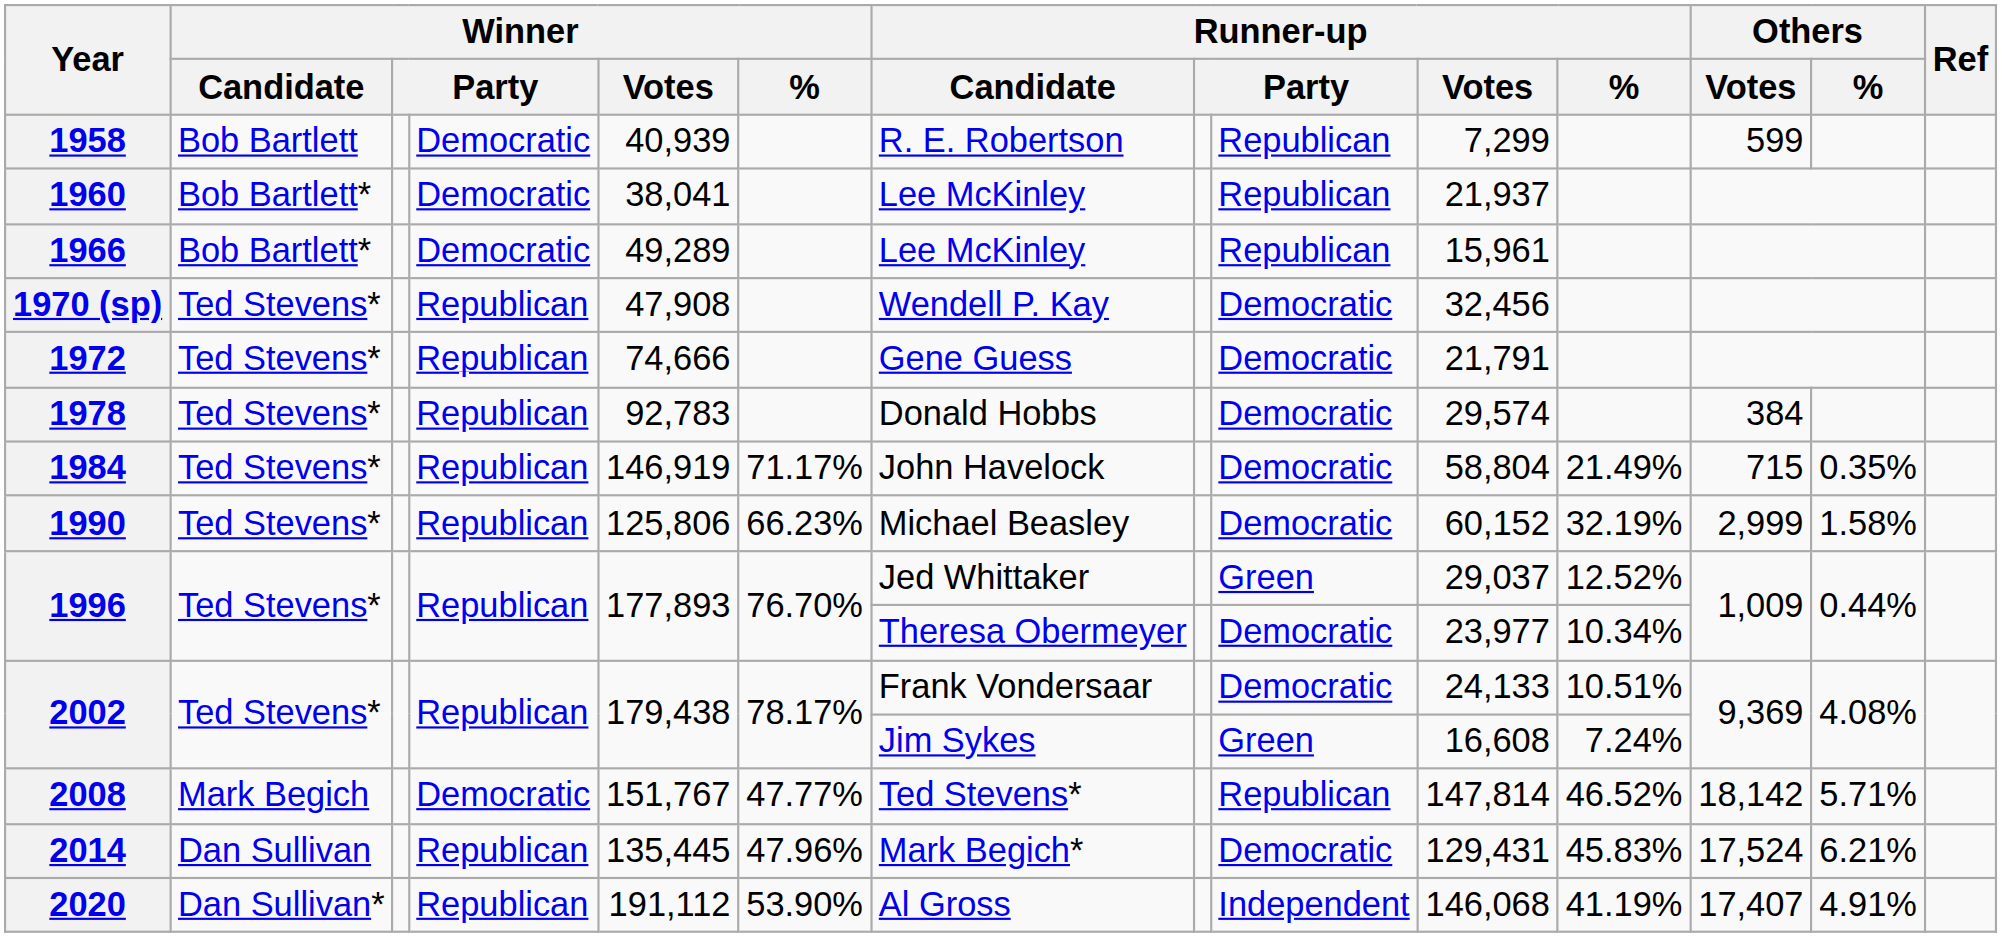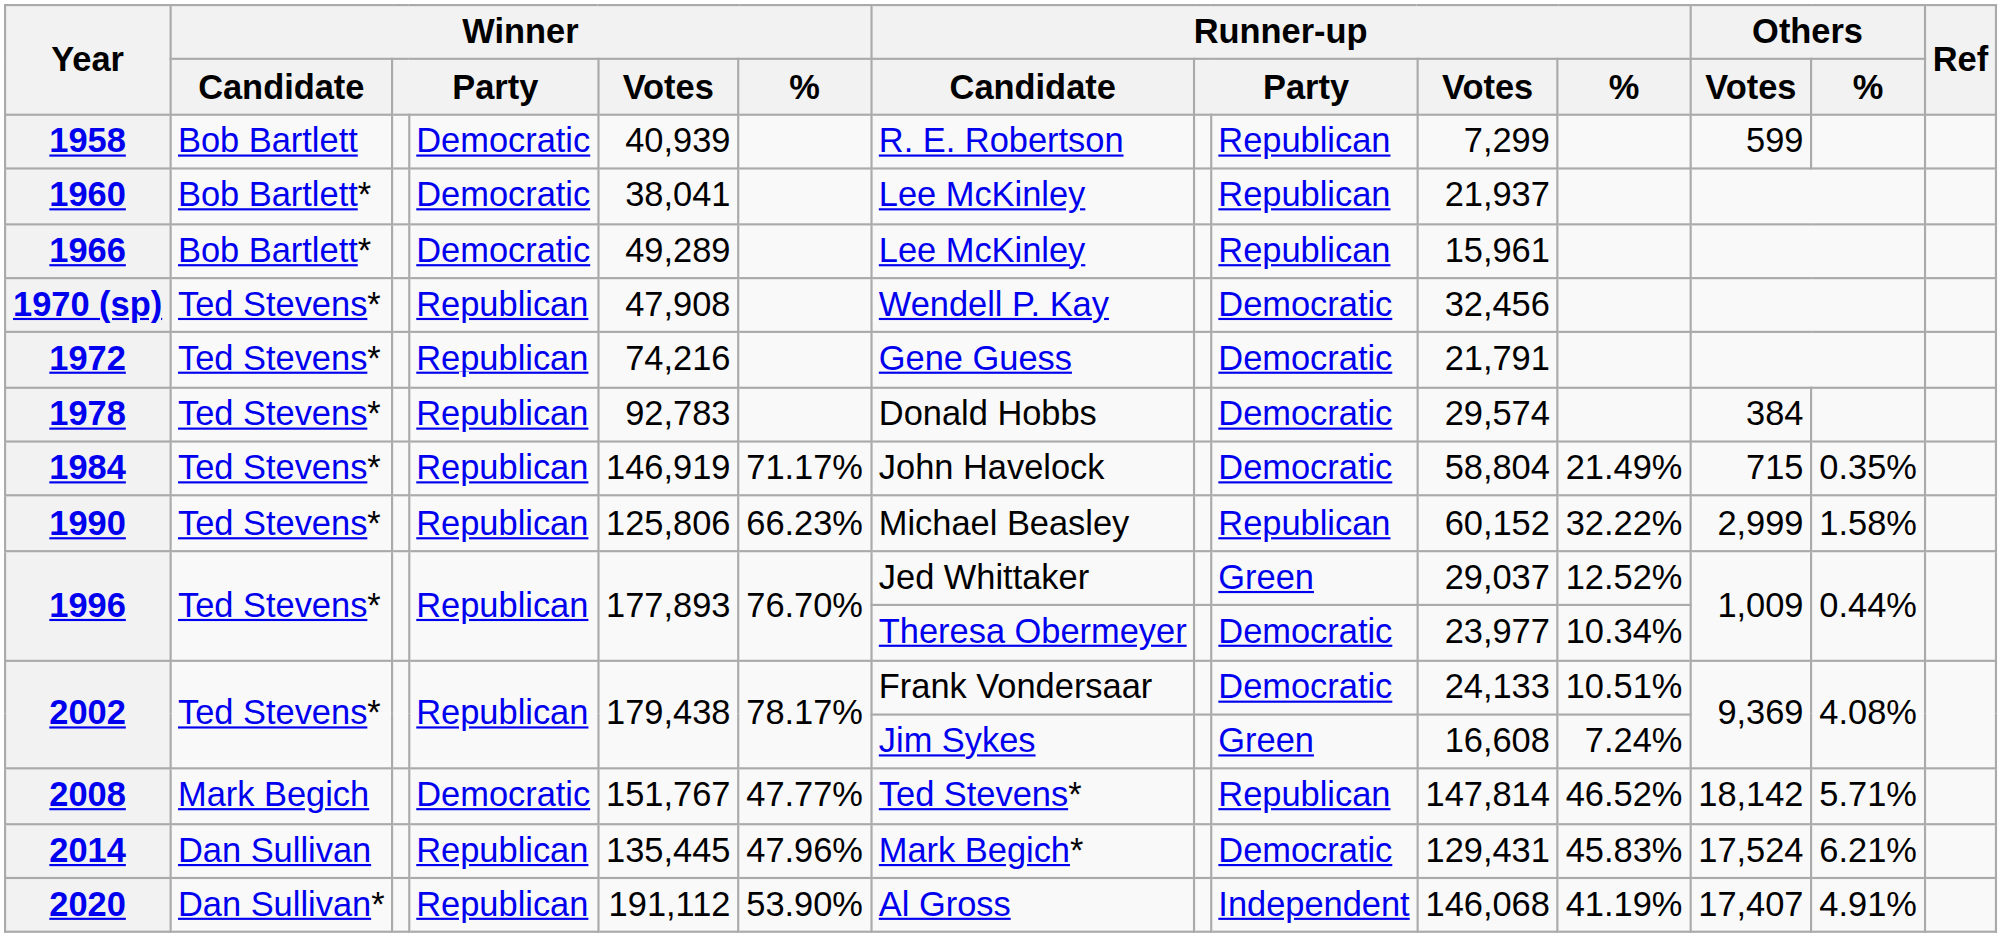(678, 359) 74,666 -> (678, 359) 74,216
(1305, 522) Democratic -> (1304, 522) Republican
(1624, 522) 32.19% -> (1624, 522) 32.22%
